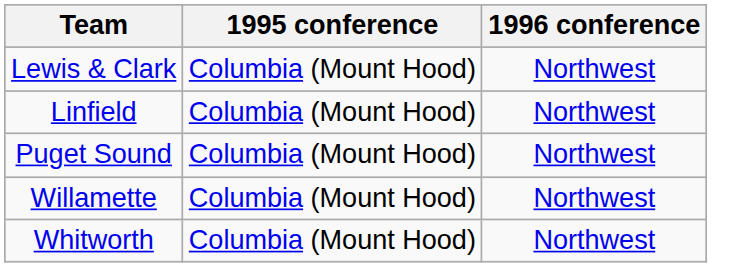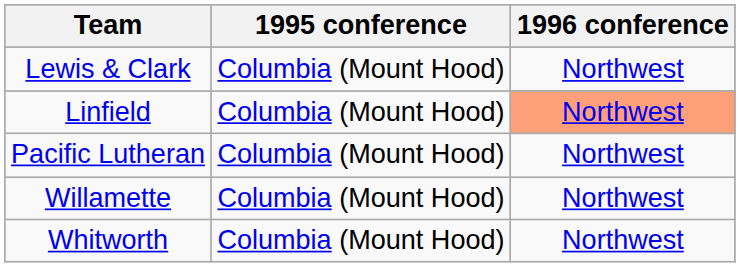(594, 111) no background -> (623, 111) lightsalmon background
+ row: (108, 154)
- row: (94, 154)
